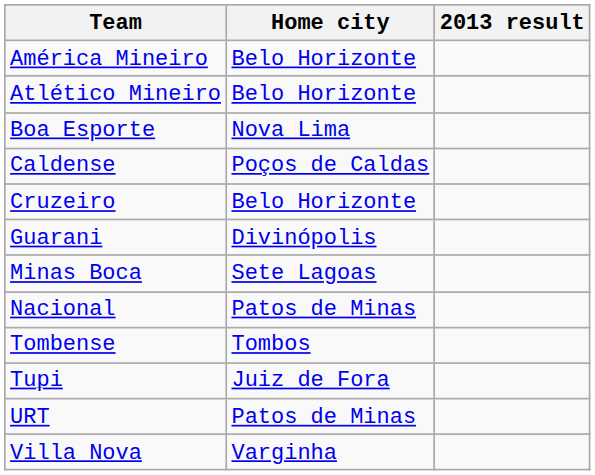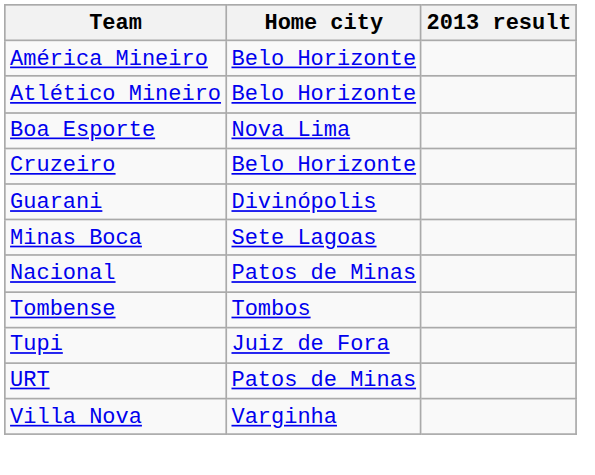- row: (63, 166)
